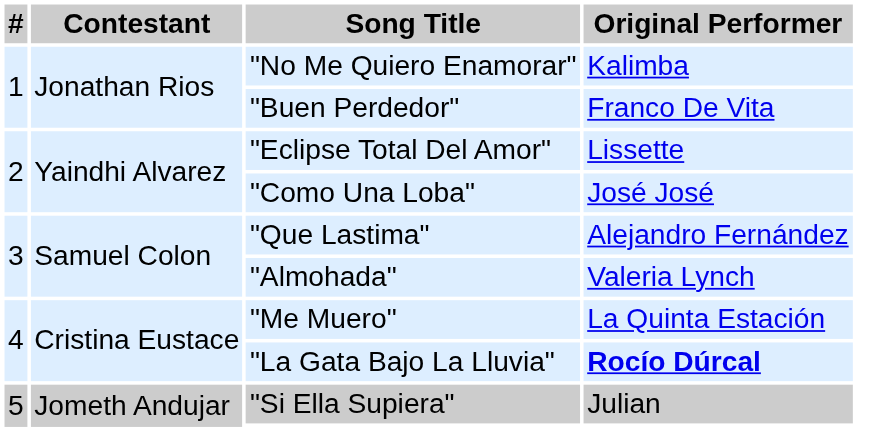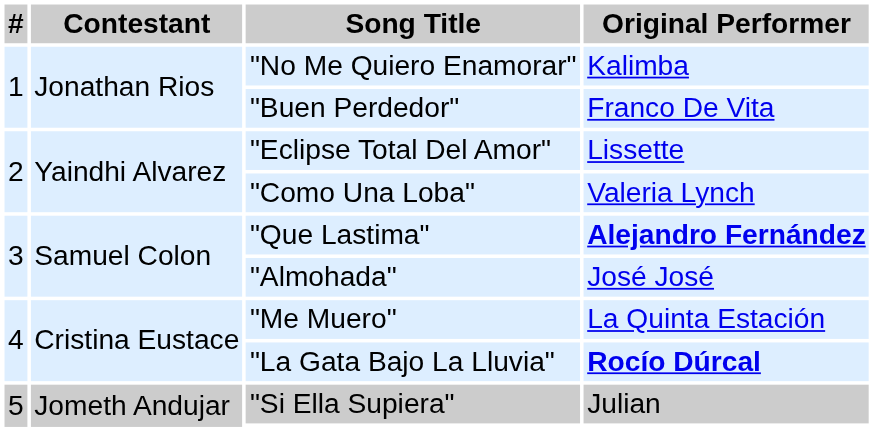(651, 192) José José -> (671, 192) Valeria Lynch
(718, 234) normal -> (726, 234) bold
(671, 276) Valeria Lynch -> (651, 276) José José
